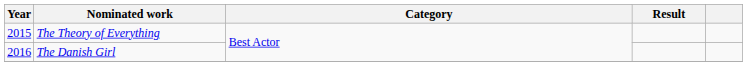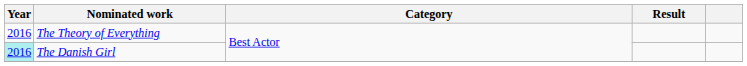(19, 33) 2015 -> (19, 33) 2016
(19, 52) no background -> (19, 52) paleturquoise background
